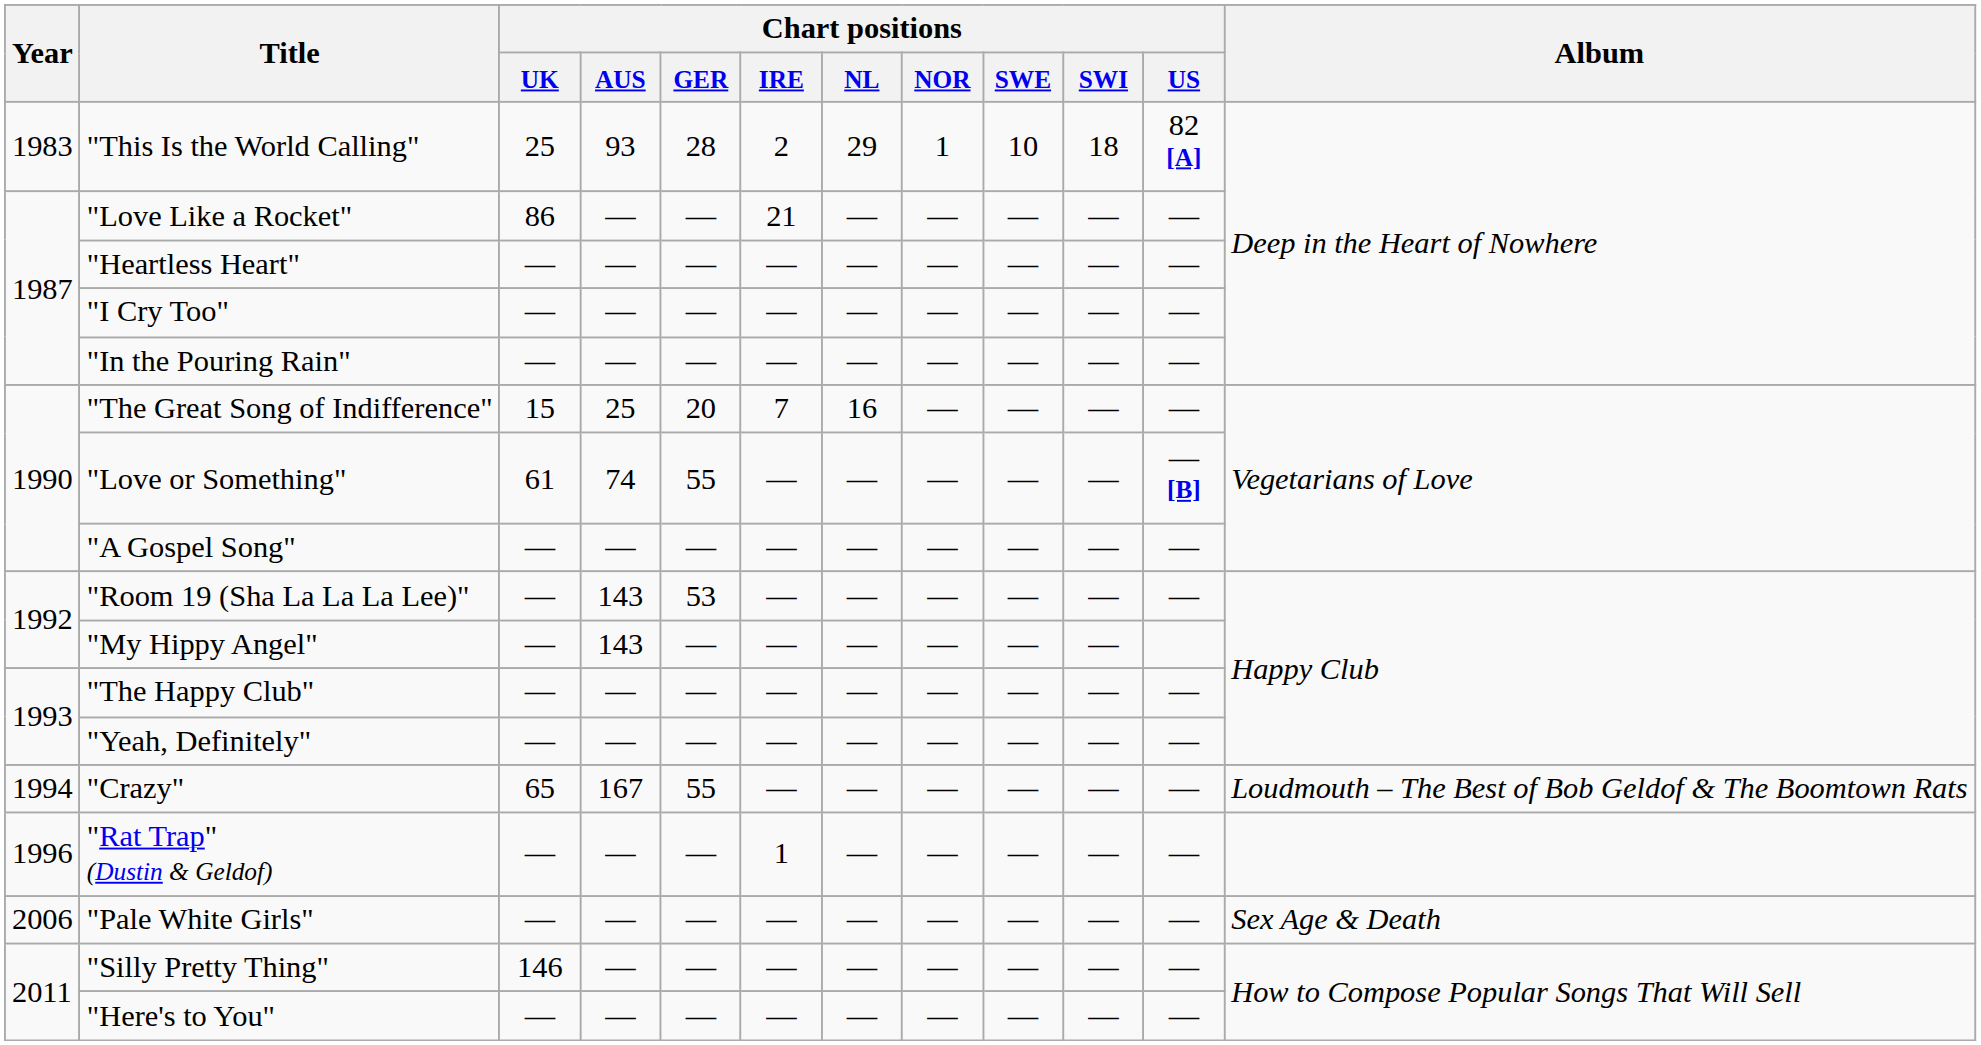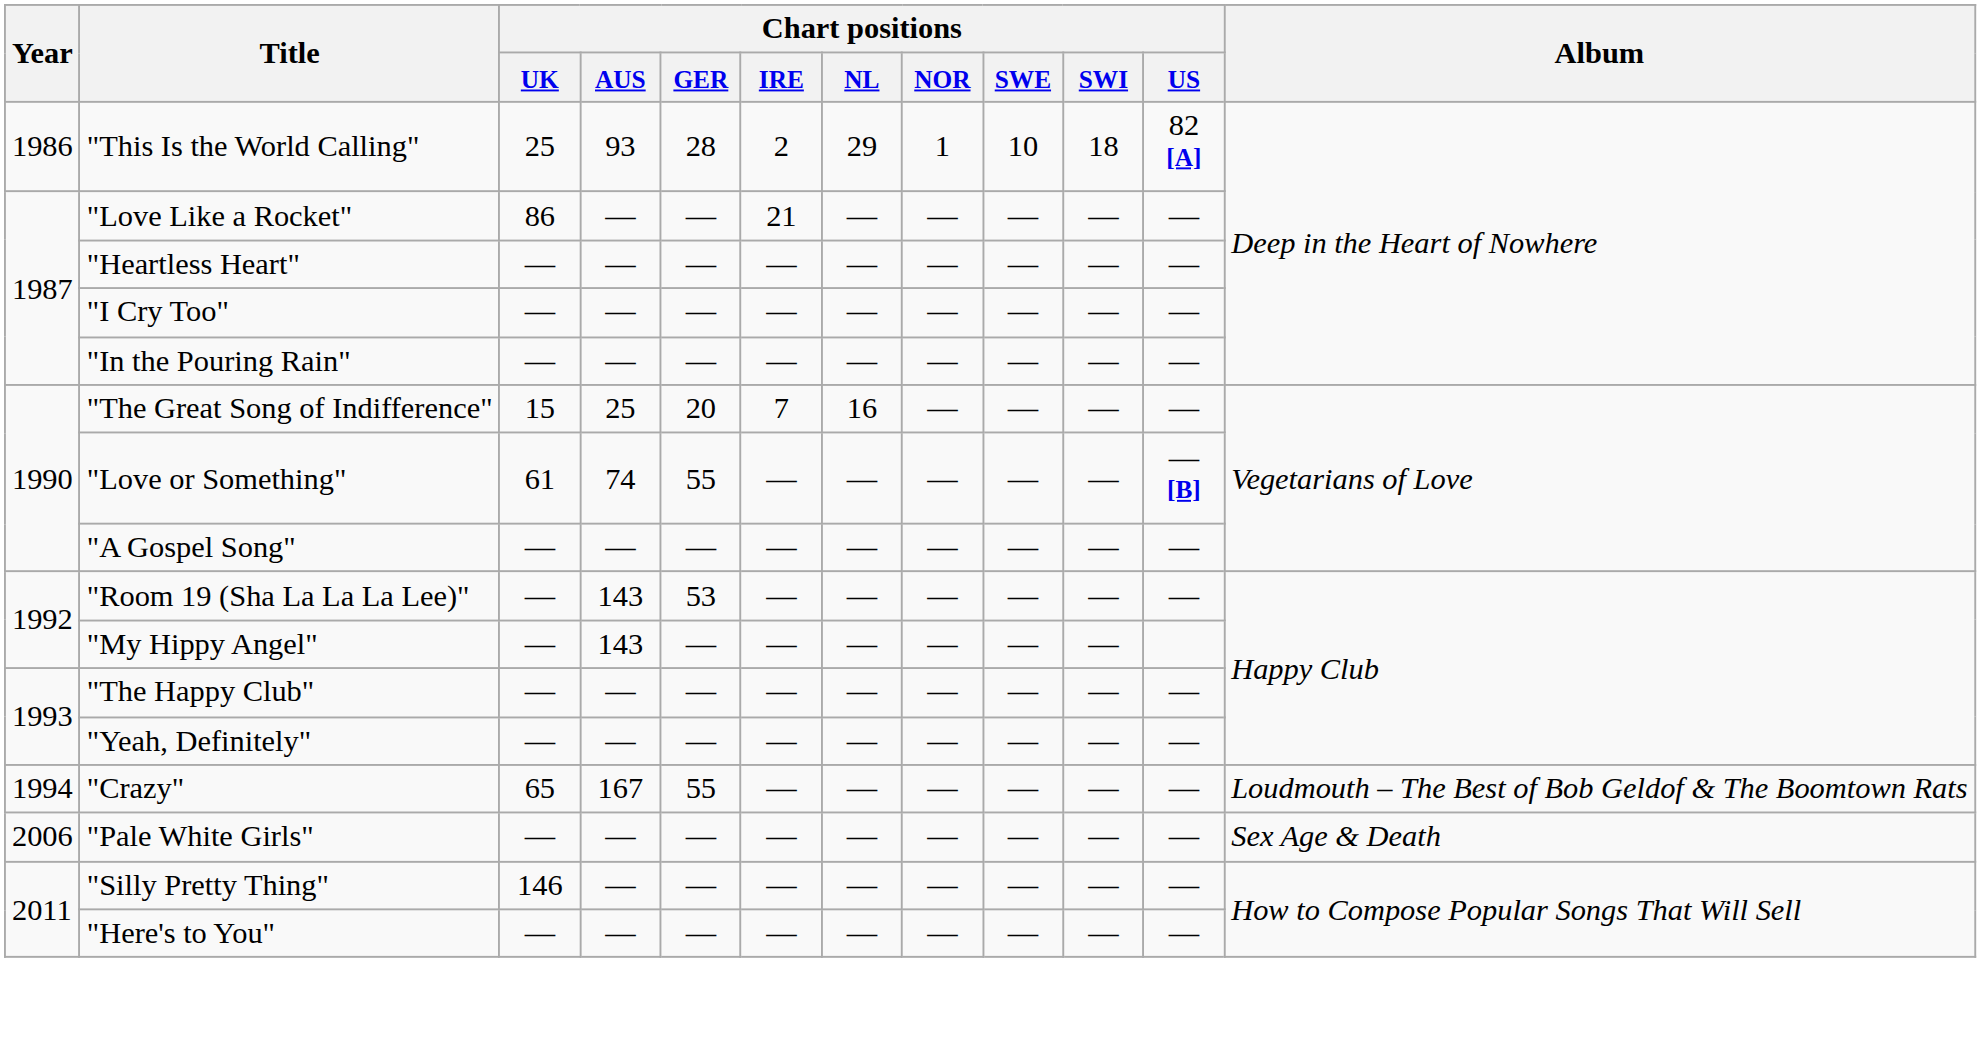(42, 146) 1983 -> (42, 146) 1986
- row: (180, 853)
